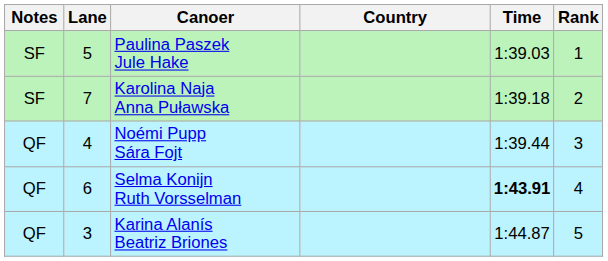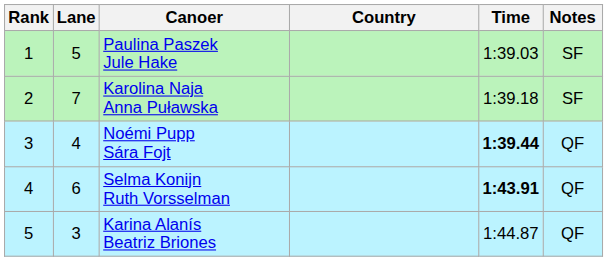columns swapped: (578, 17) <-> (34, 17)
(522, 143) normal -> (511, 143) bold
